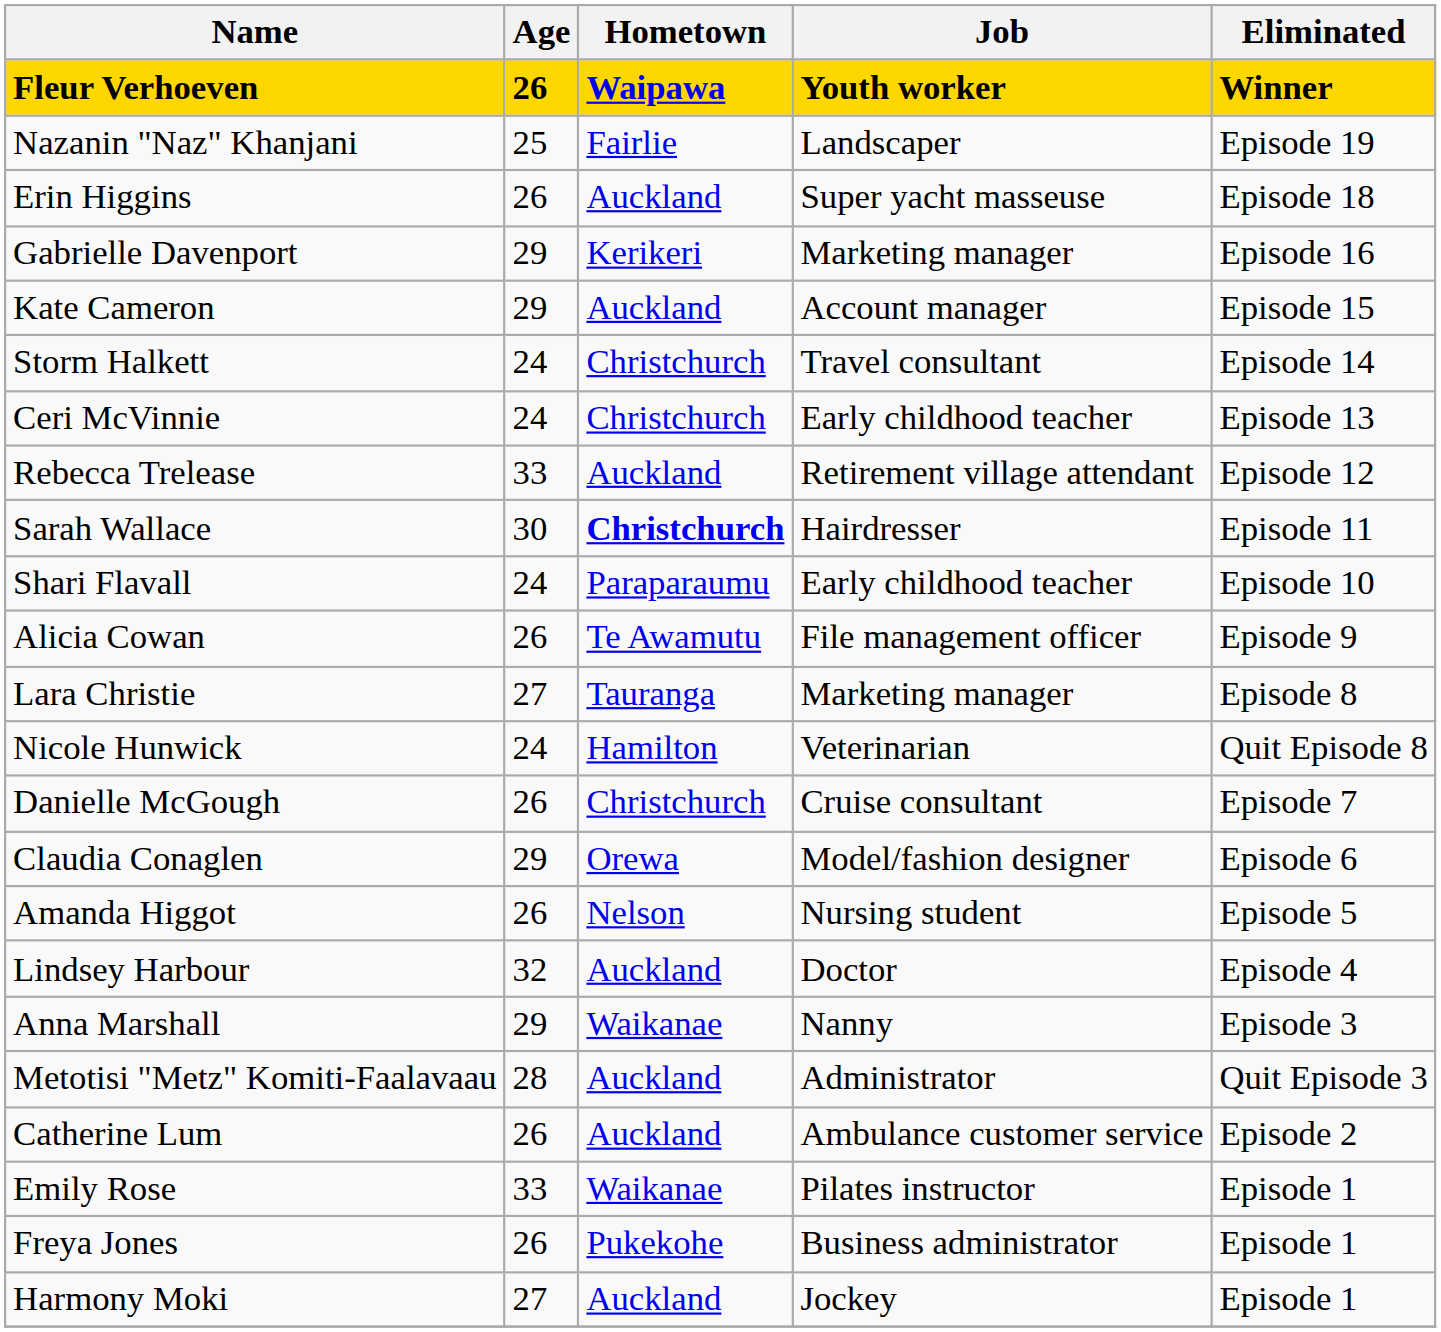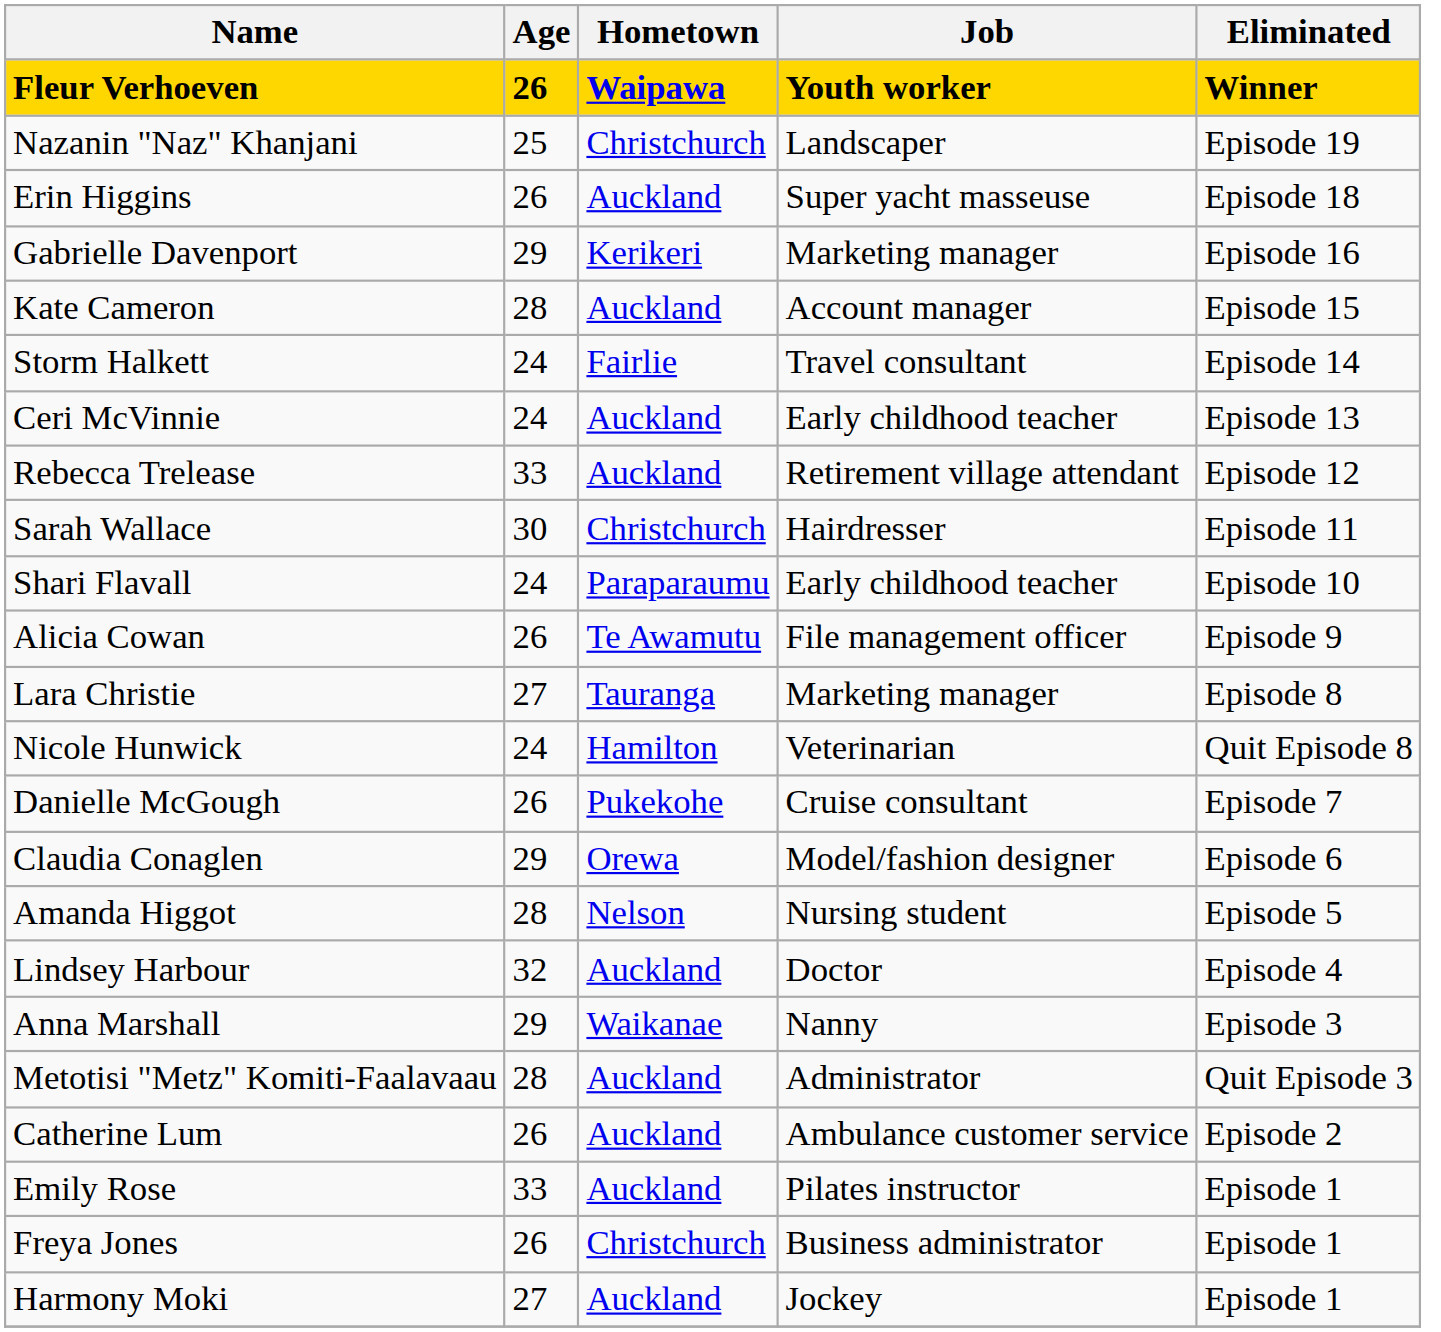(632, 142) Fairlie -> (676, 142) Christchurch
(530, 307) 29 -> (530, 307) 28
(676, 362) Christchurch -> (632, 362) Fairlie
(676, 417) Christchurch -> (654, 417) Auckland
(685, 527) bold -> (676, 527) normal
(676, 802) Christchurch -> (655, 802) Pukekohe
(530, 913) 26 -> (530, 913) 28
(654, 1188) Waikanae -> (654, 1188) Auckland
(655, 1243) Pukekohe -> (676, 1243) Christchurch
